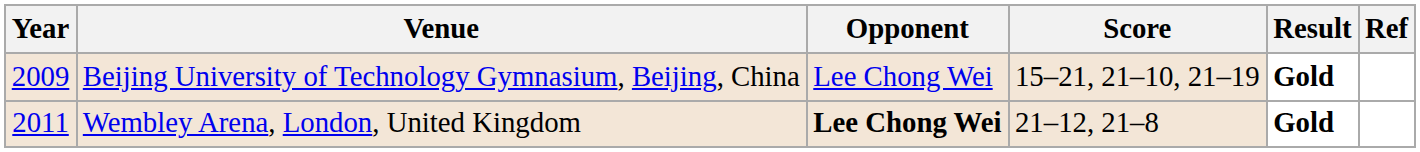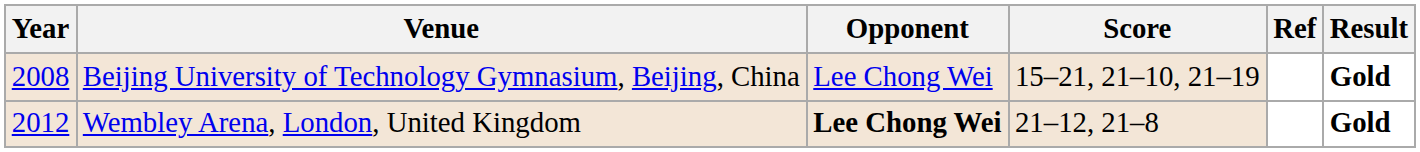columns swapped: (1312, 28) <-> (1387, 28)
(41, 76) 2009 -> (41, 76) 2008
(41, 123) 2011 -> (41, 123) 2012
